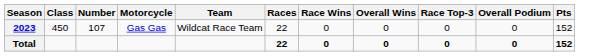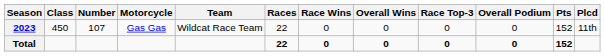+ column: (587, 12)
